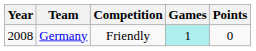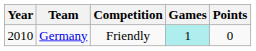(20, 35) 2008 -> (20, 35) 2010
